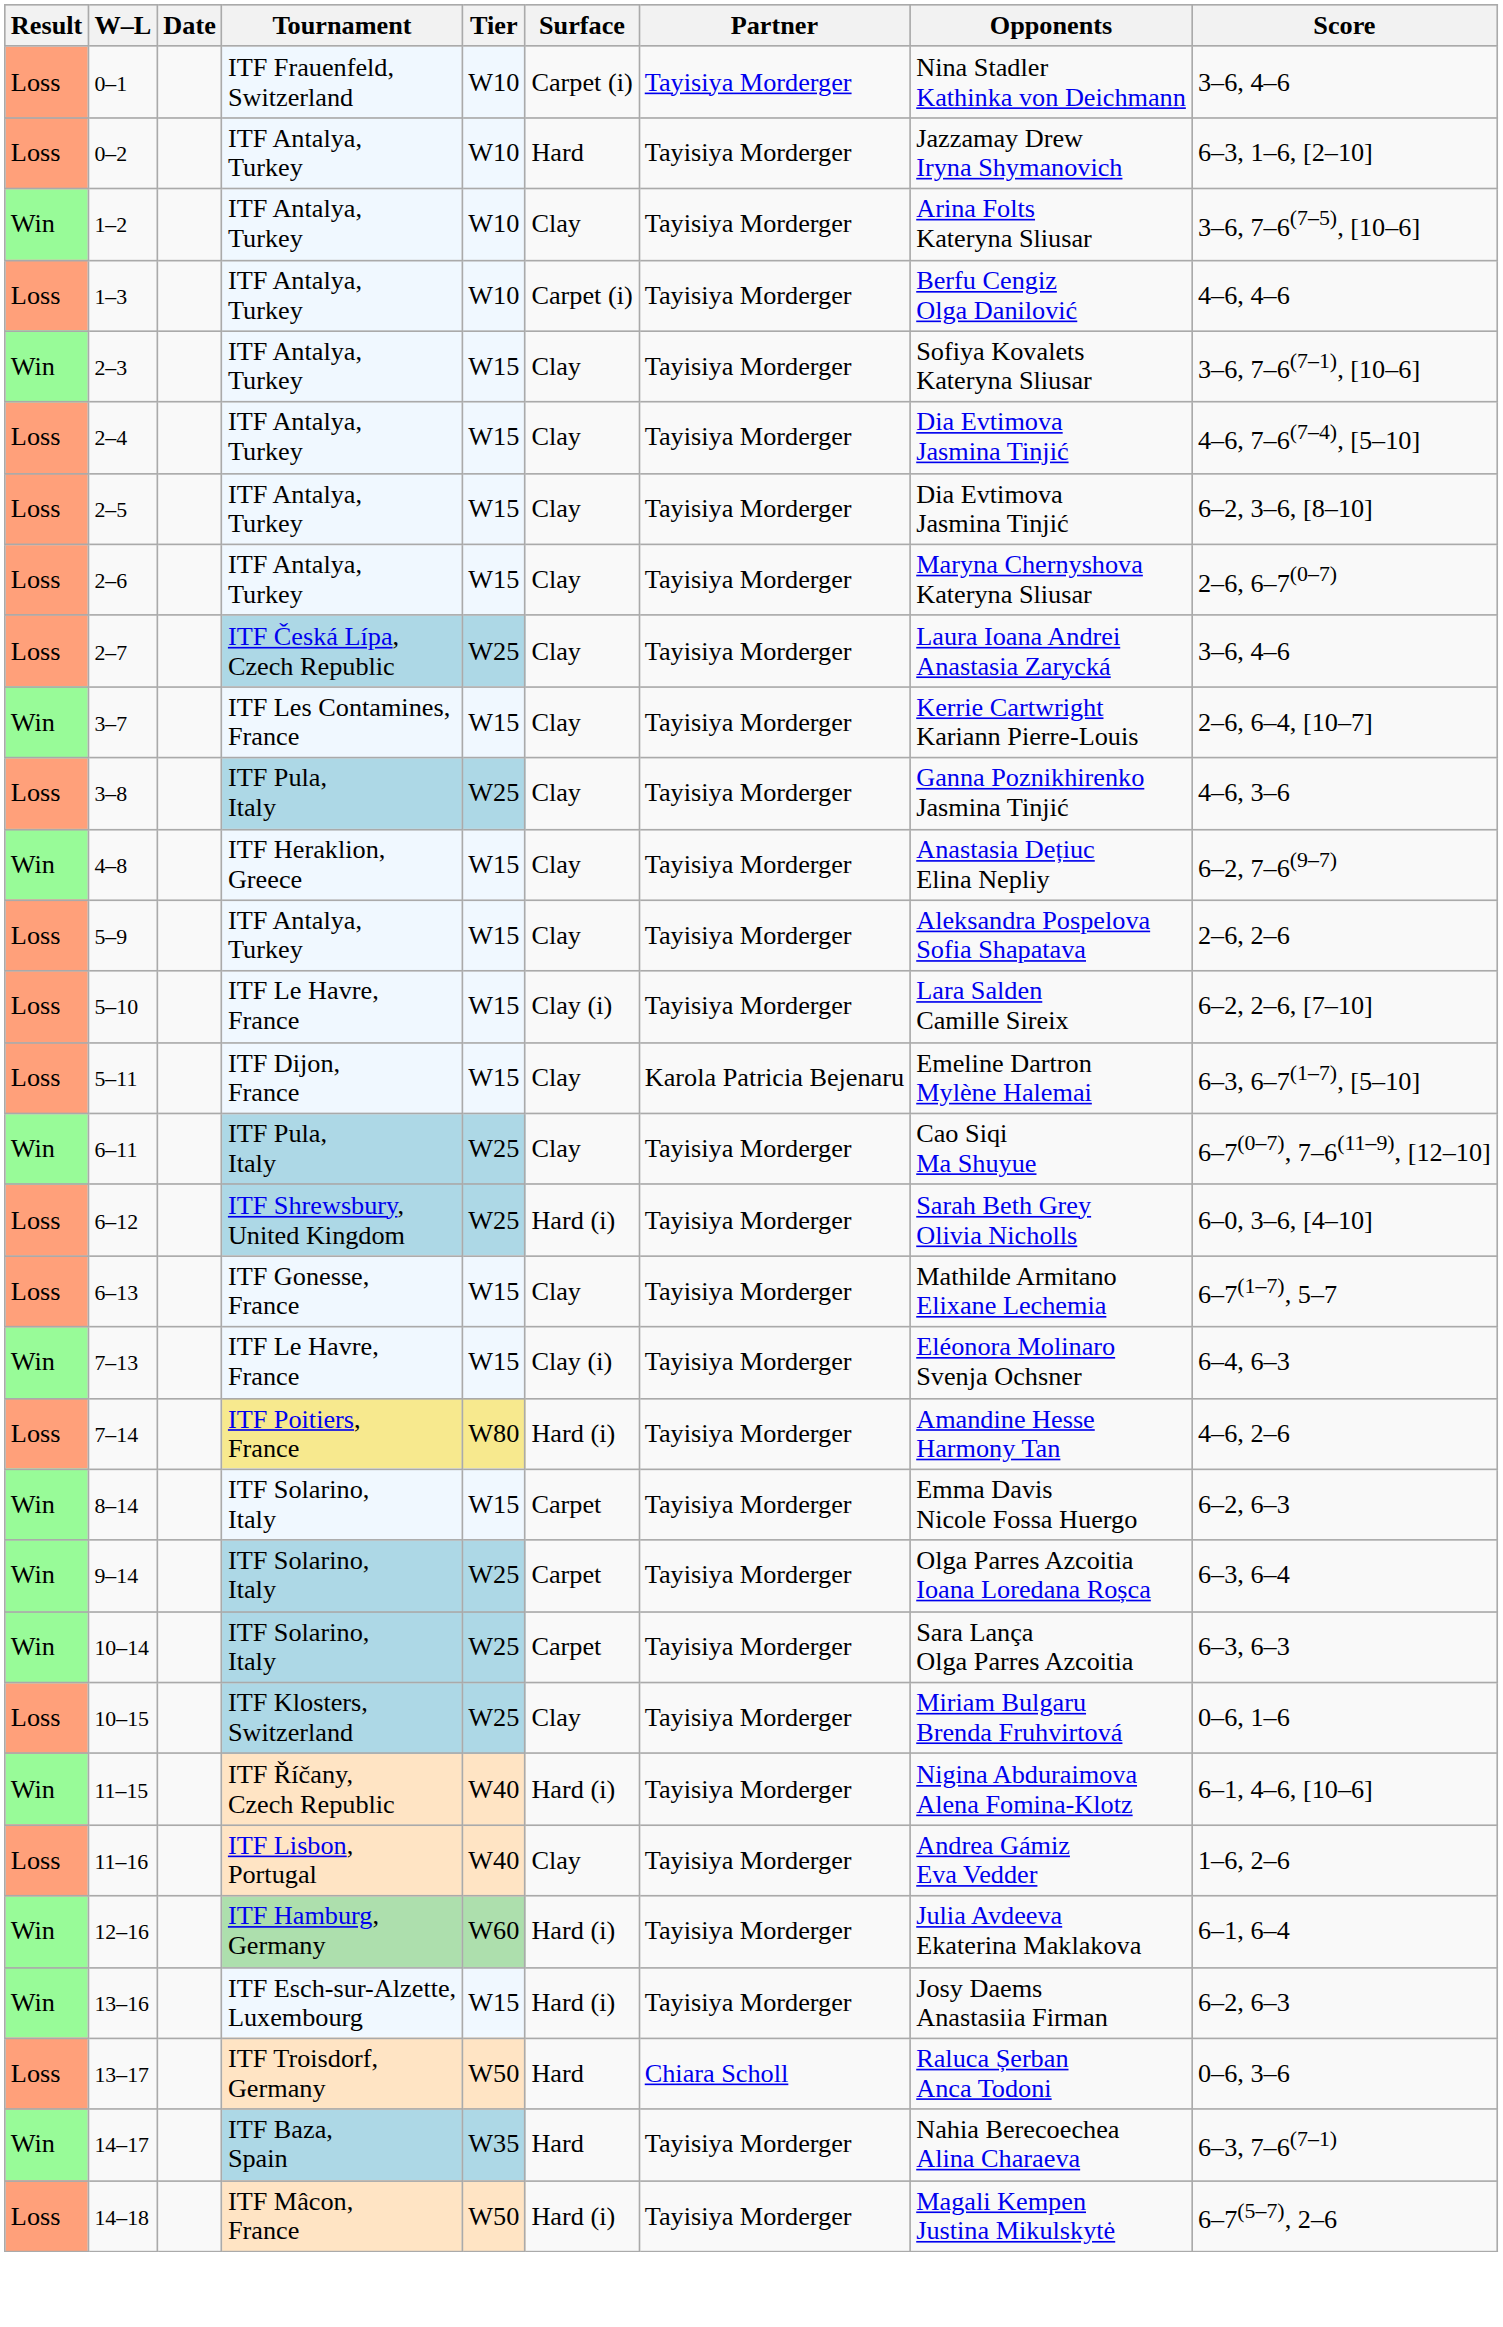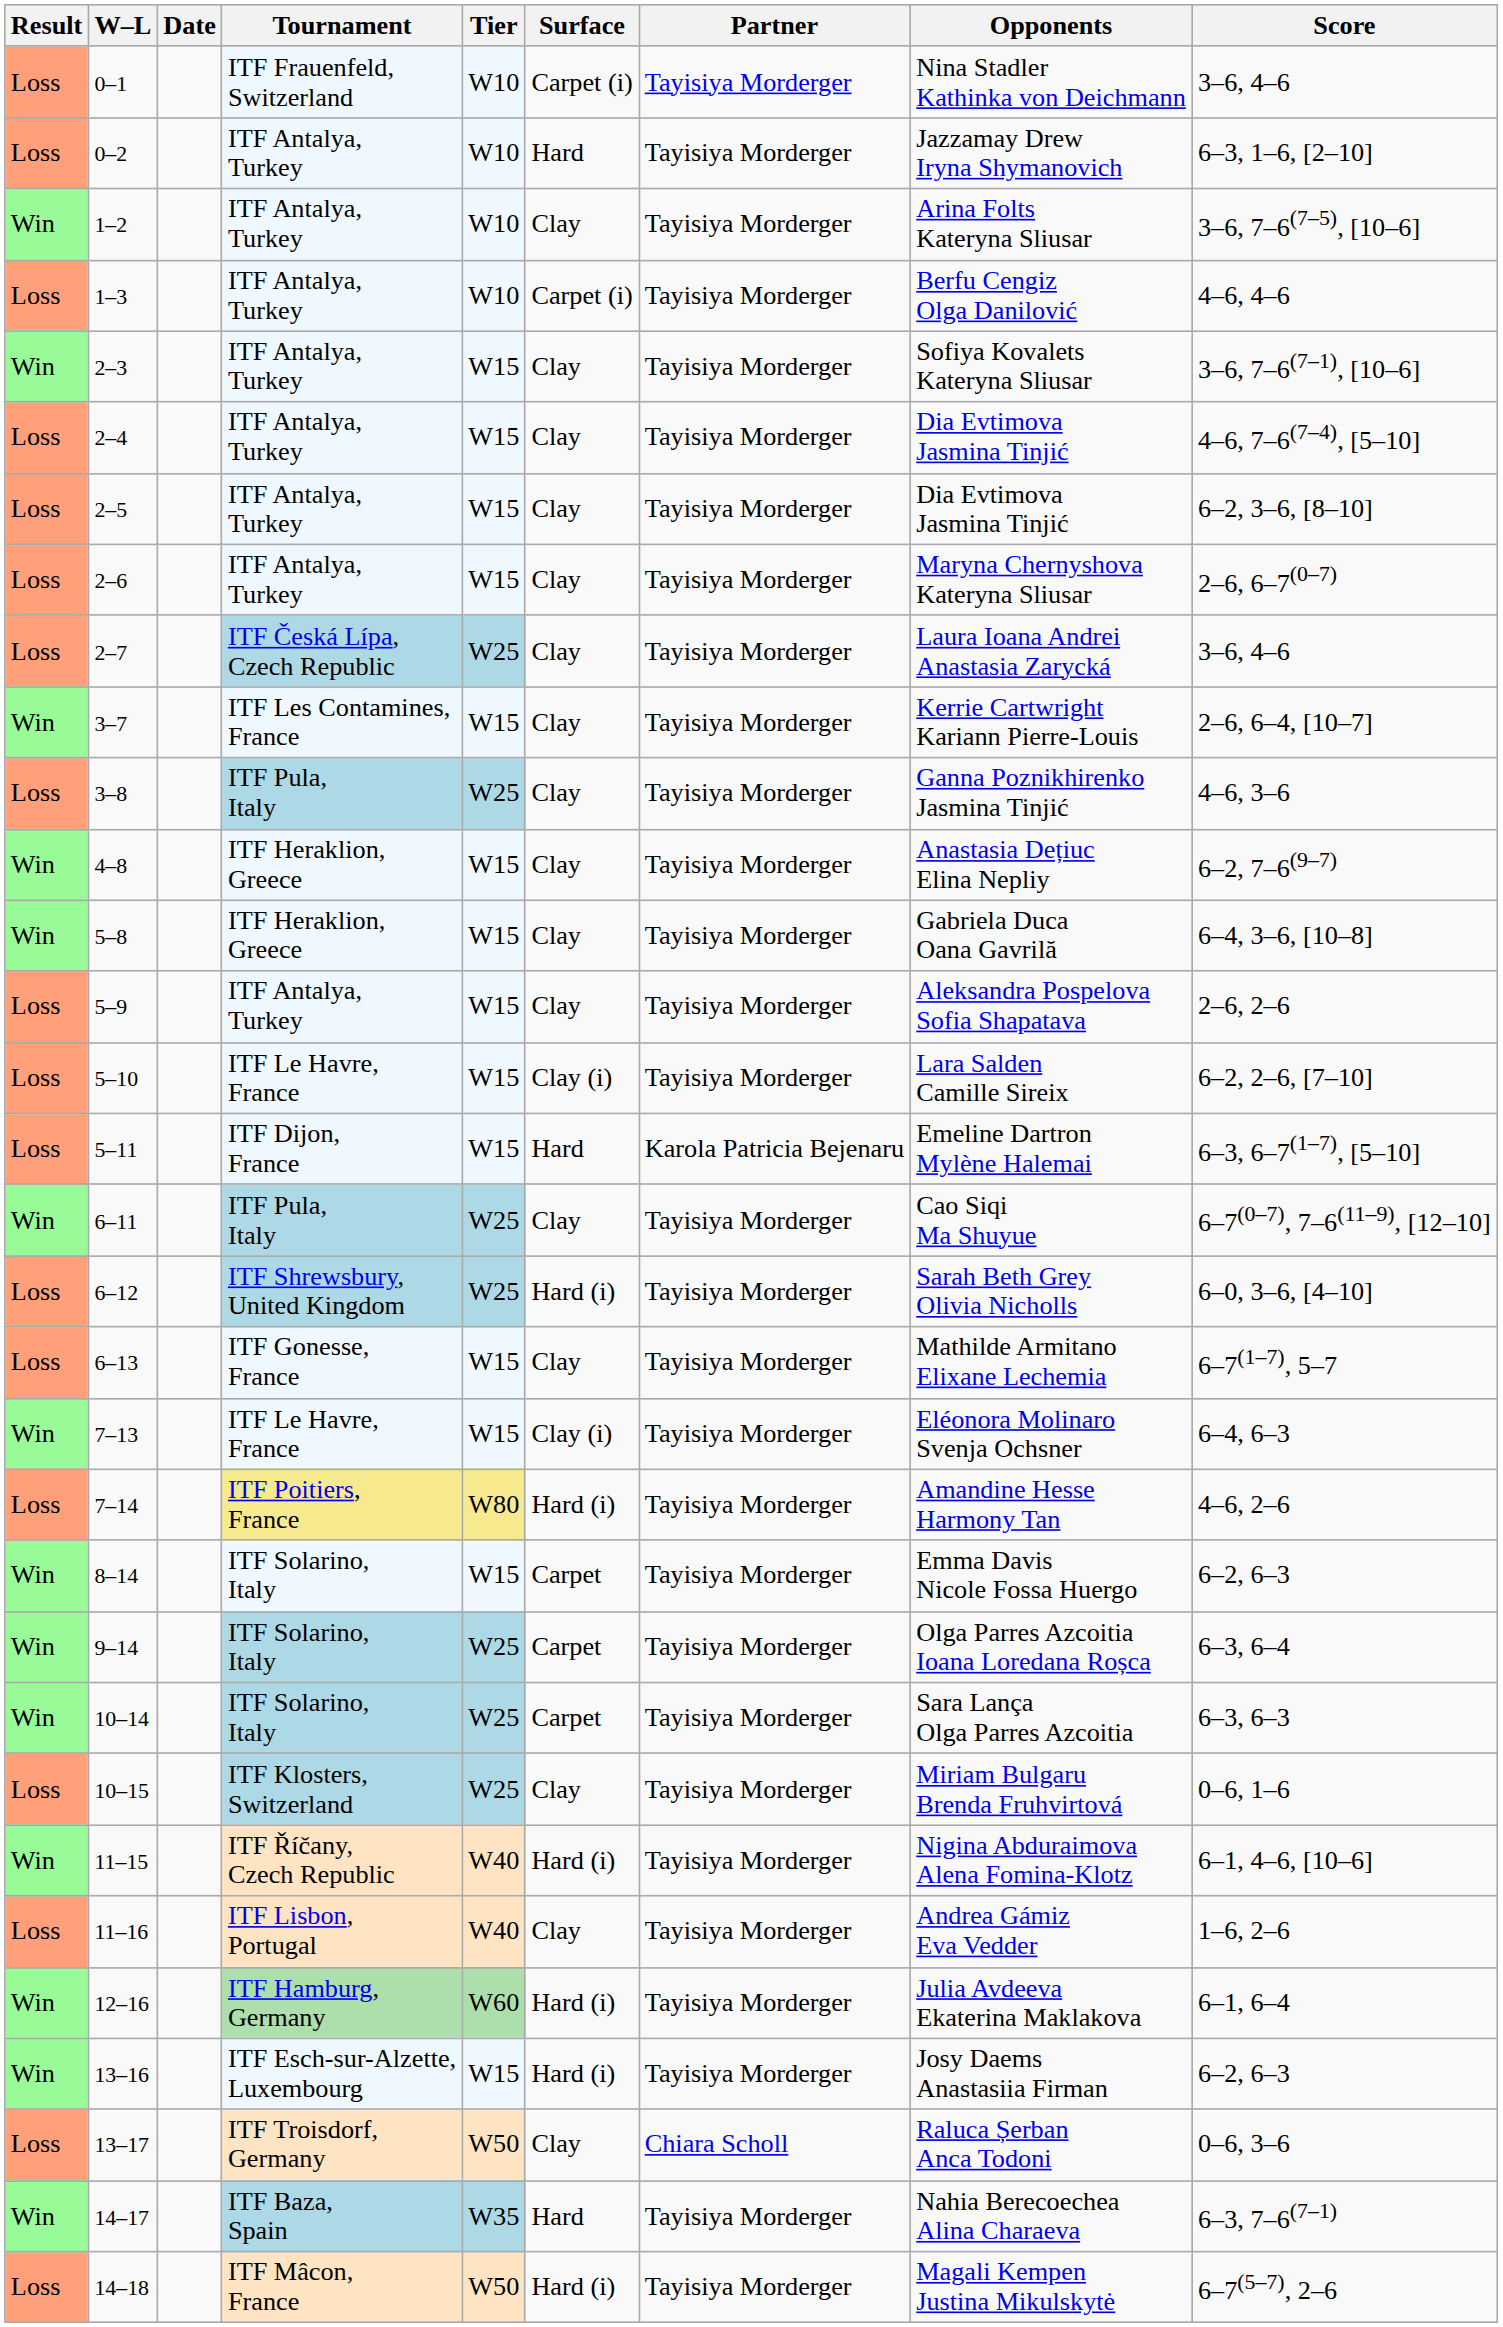+ row: (111, 936)
(556, 1077) Clay -> (558, 1148) Hard
(558, 2073) Hard -> (556, 2144) Clay
